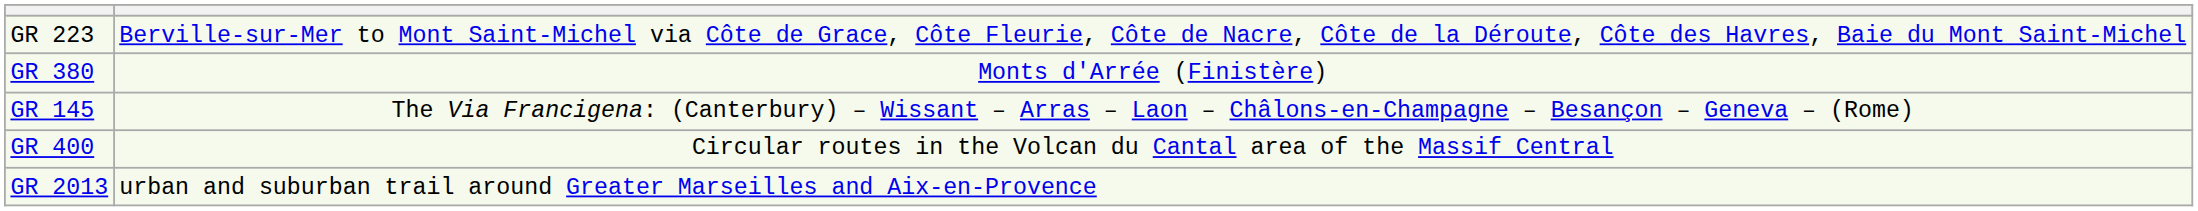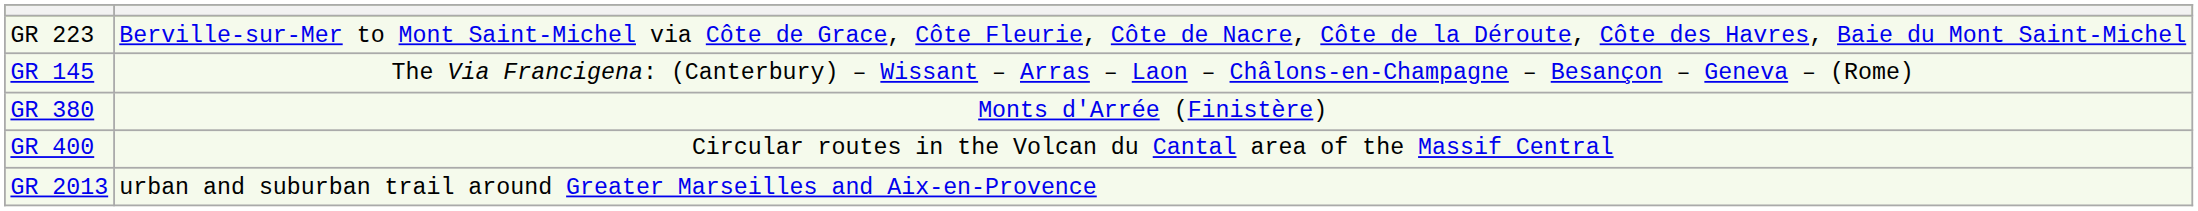rows swapped: (52, 111) <-> (52, 73)
